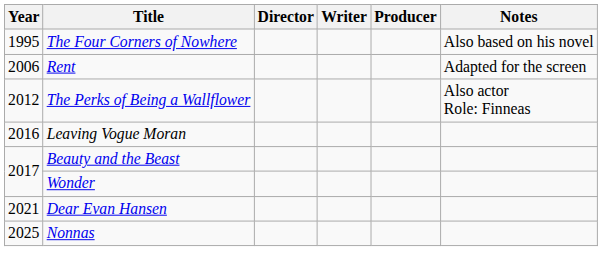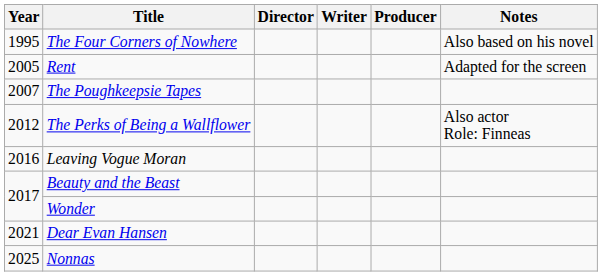(24, 66) 2006 -> (24, 66) 2005
+ row: (124, 91)
